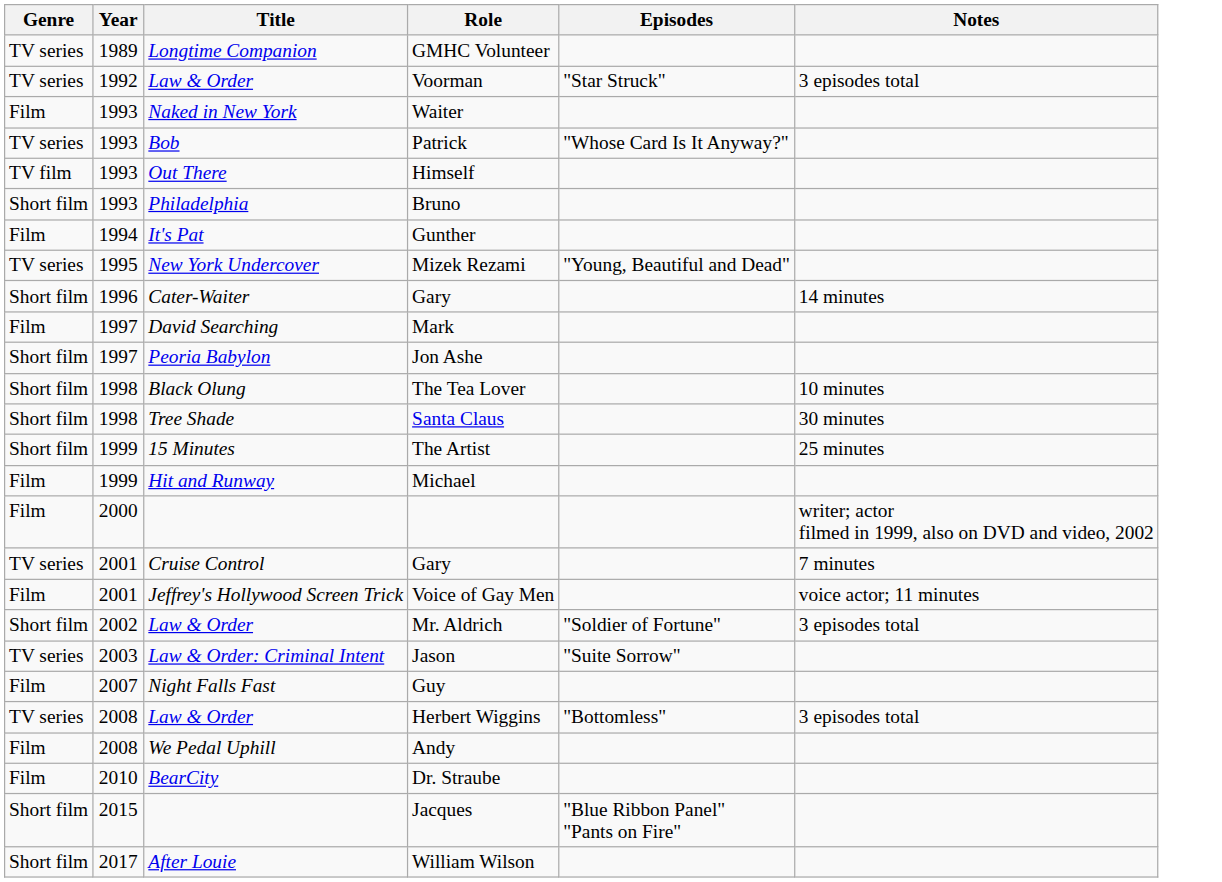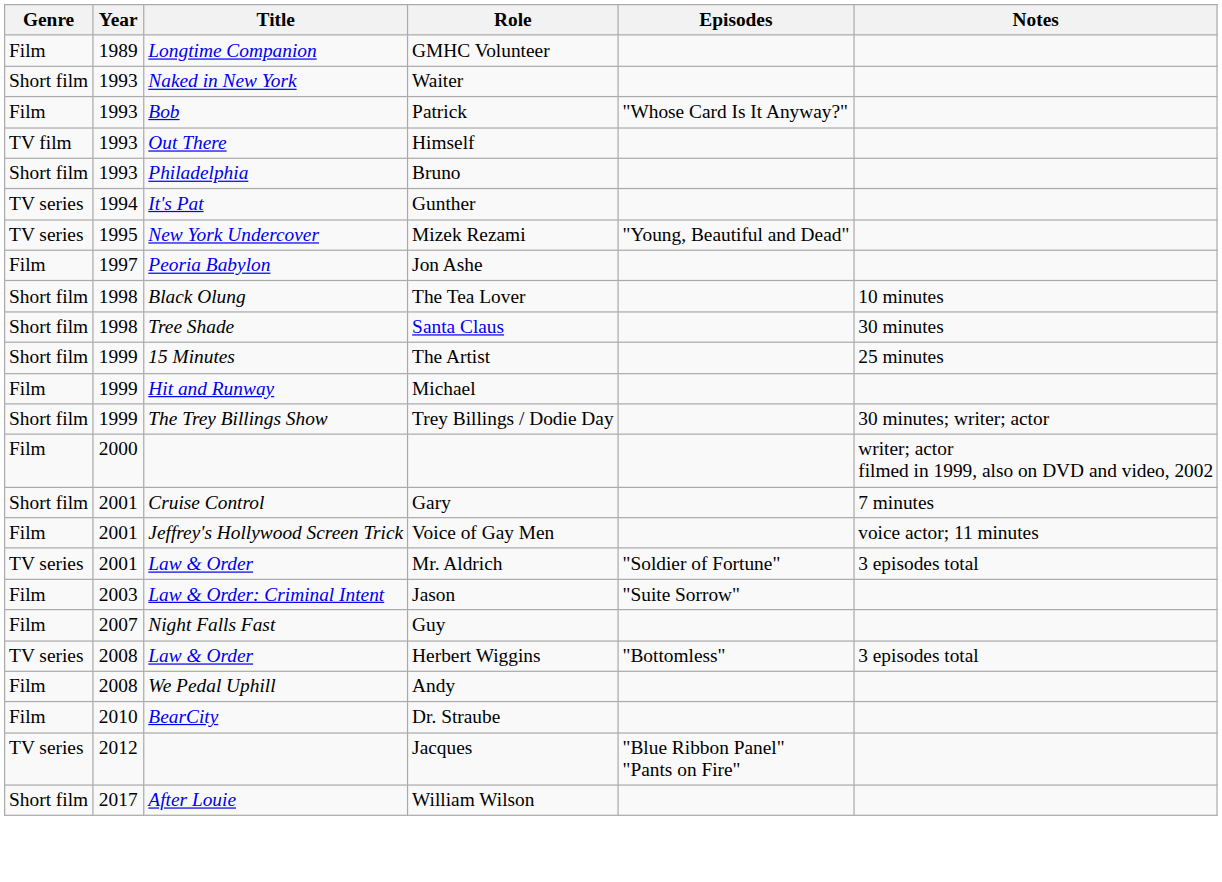(46, 50) TV series -> (27, 50) Film
- row: (201, 81)
(27, 111) Film -> (49, 81) Short film
(46, 142) TV series -> (27, 111) Film
(27, 234) Film -> (46, 204) TV series
- row: (199, 296)
- row: (213, 326)
(49, 357) Short film -> (27, 265) Film
+ row: (238, 419)
(46, 563) TV series -> (49, 502) Short film
(49, 625) Short film -> (46, 563) TV series
(118, 625) 2002 -> (118, 563) 2001
(46, 655) TV series -> (27, 594) Film
(49, 809) Short film -> (46, 747) TV series
(118, 809) 2015 -> (118, 747) 2012
